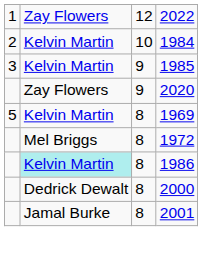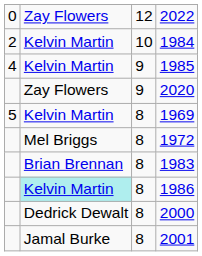(12, 16) 1 -> (12, 16) 0
(12, 66) 3 -> (12, 66) 4
+ row: (177, 164)
